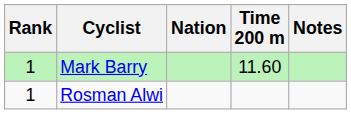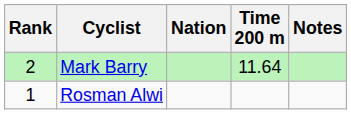(30, 66) 1 -> (30, 66) 2
(260, 66) 11.60 -> (260, 66) 11.64
